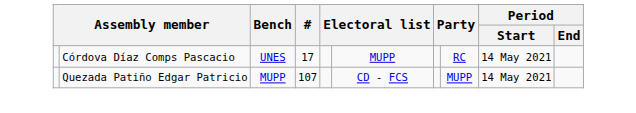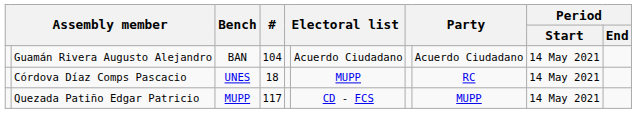+ row: (113, 57)
(308, 57) 17 -> (272, 78) 18
(308, 78) 107 -> (272, 99) 117
